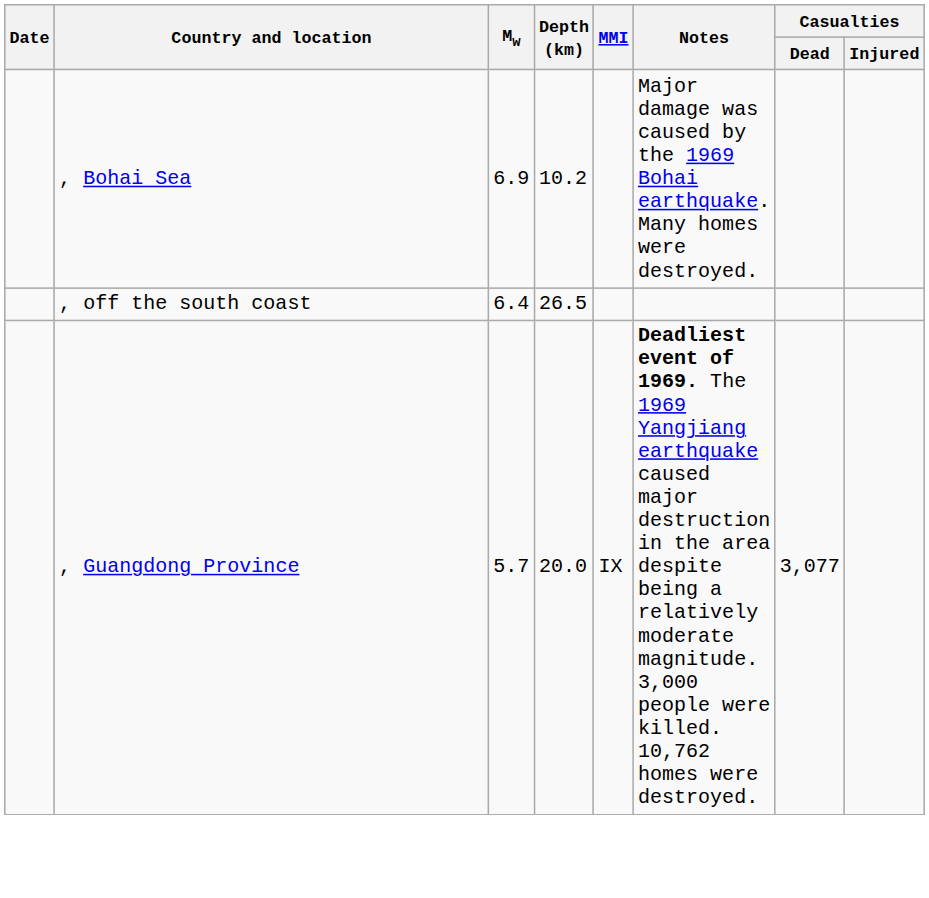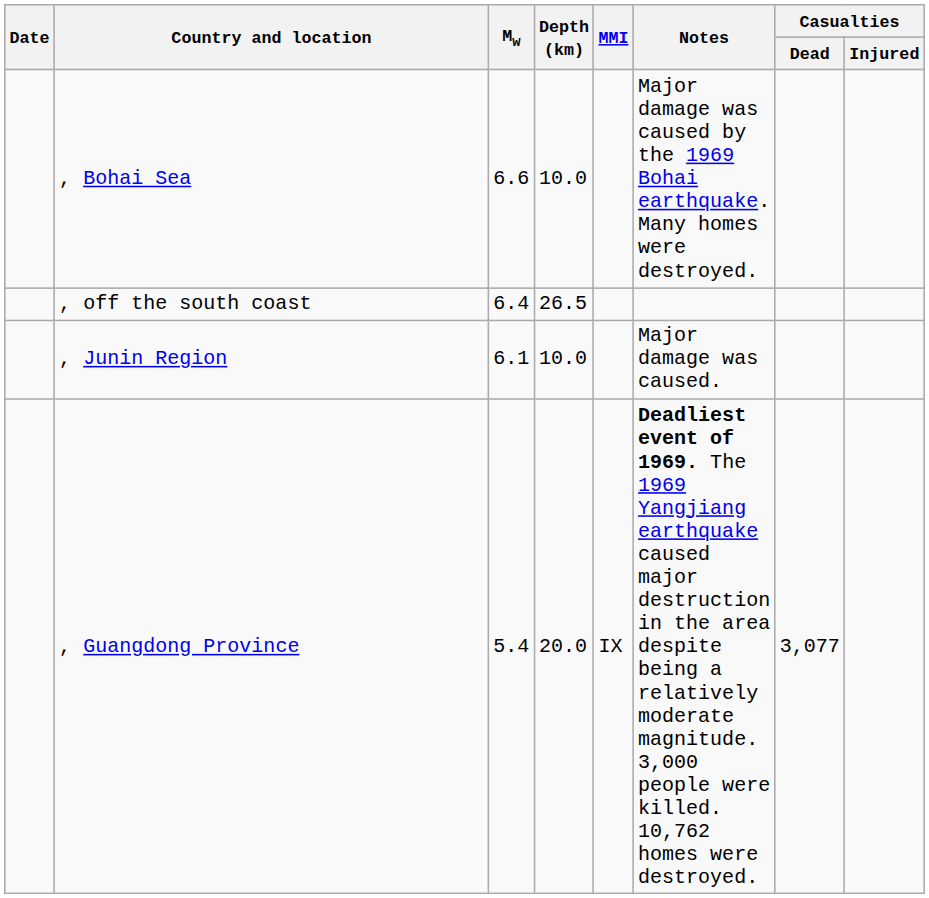(511, 179) 6.9 -> (511, 179) 6.6
(563, 179) 10.2 -> (563, 179) 10.0
+ row: (143, 359)
(511, 567) 5.7 -> (511, 646) 5.4
